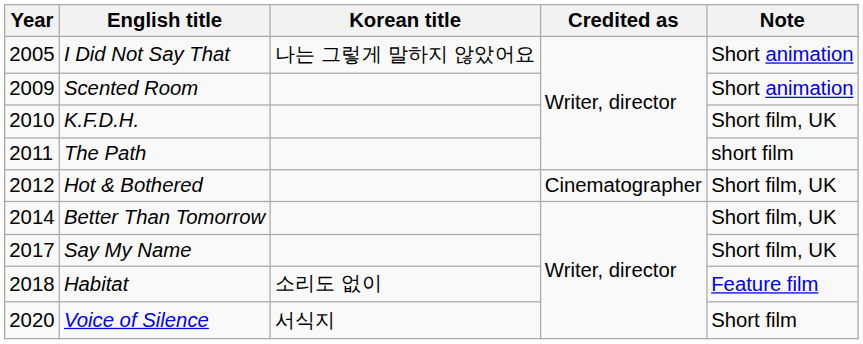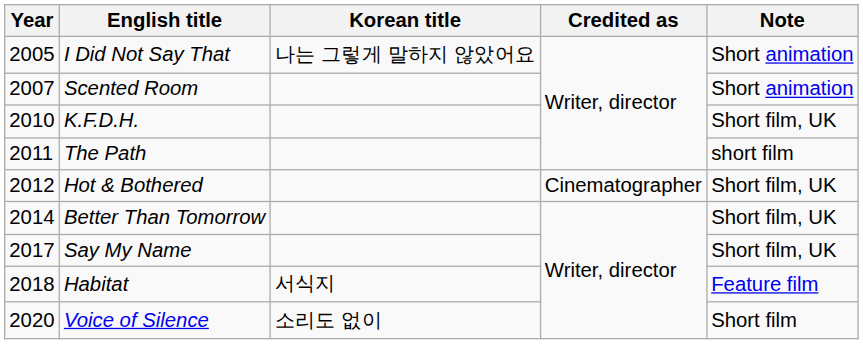(32, 88) 2009 -> (32, 88) 2007
(328, 283) 소리도 없이 -> (305, 283) 서식지
(305, 319) 서식지 -> (328, 319) 소리도 없이
